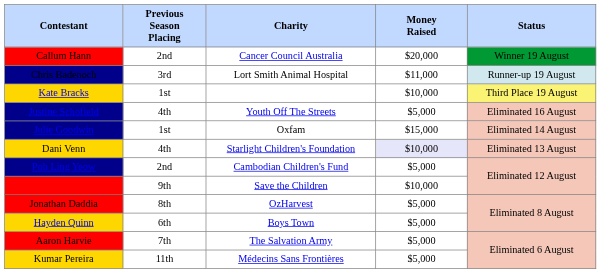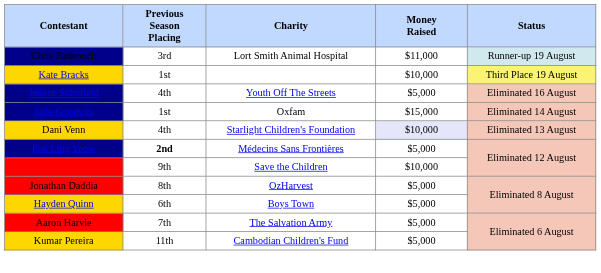- row: (64, 56)
(165, 167) normal -> (165, 148) bold
(291, 167) Cambodian Children's Fund -> (291, 148) Médecins Sans Frontières
(291, 259) Médecins Sans Frontières -> (291, 240) Cambodian Children's Fund
